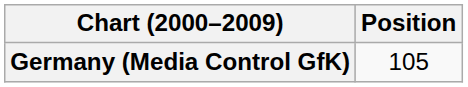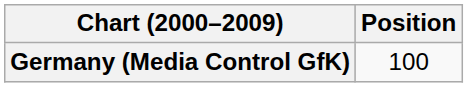(409, 61) 105 -> (409, 61) 100
